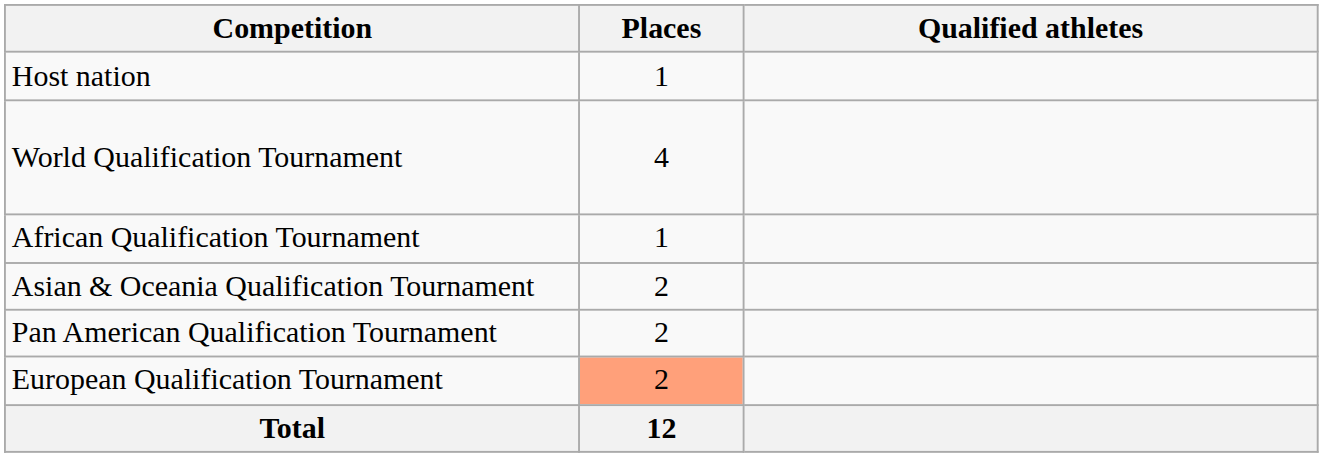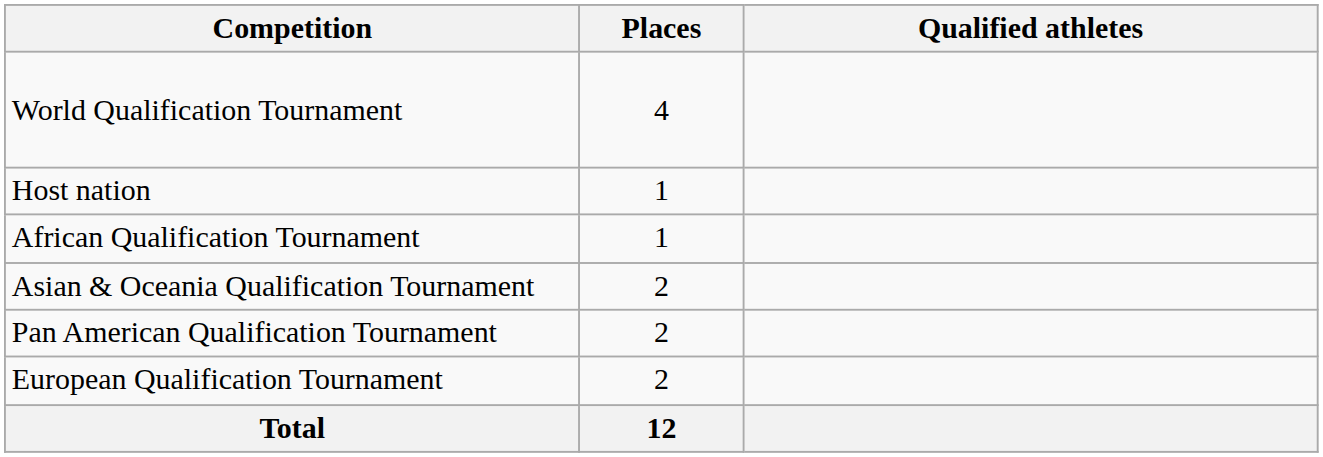rows swapped: (81, 75) <-> (207, 156)
(661, 380) lightsalmon background -> (661, 380) no background
